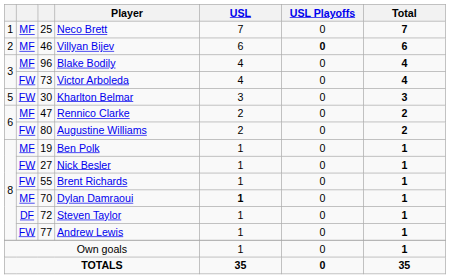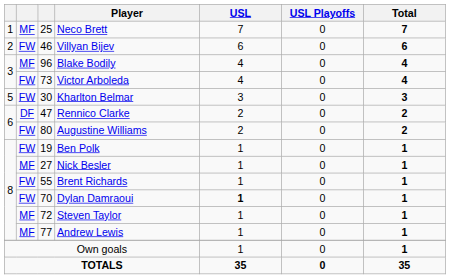(27, 47) MF -> (27, 47) FW
(322, 47) bold -> (322, 47) normal
(27, 114) MF -> (27, 114) DF
(27, 148) MF -> (27, 148) FW
(27, 165) FW -> (27, 165) MF
(27, 198) MF -> (27, 198) FW
(27, 215) DF -> (27, 215) MF
(27, 232) FW -> (27, 232) MF
